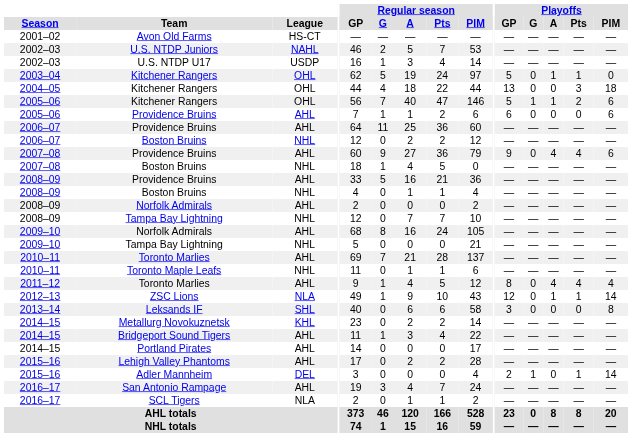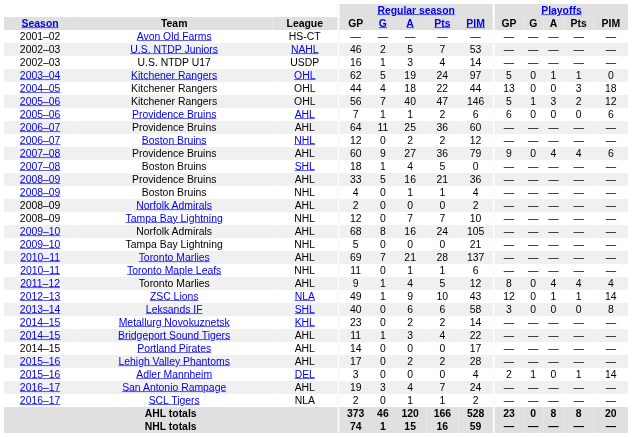(553, 101) 1 -> (553, 101) 3
(611, 101) 6 -> (611, 101) 12
(305, 166) NHL -> (305, 166) SHL
